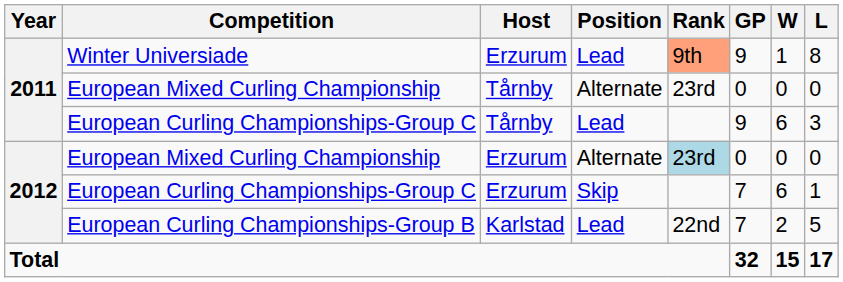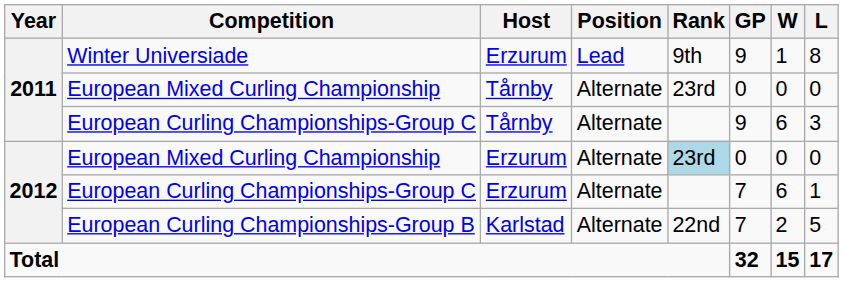(687, 55) lightsalmon background -> (687, 55) no background
(601, 123) Lead -> (620, 123) Alternate
(598, 191) Skip -> (620, 191) Alternate
(601, 225) Lead -> (620, 225) Alternate
